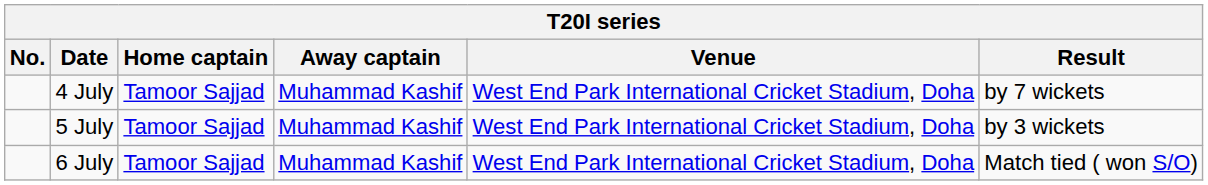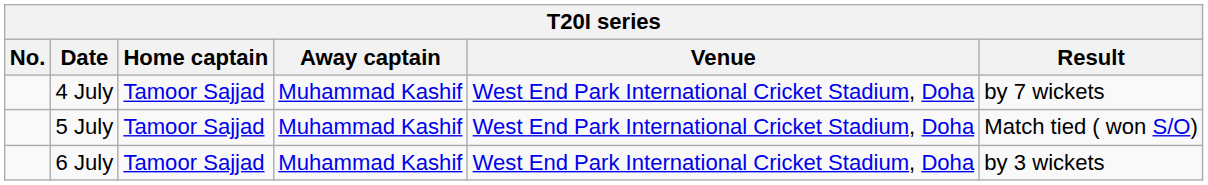(1044, 127) by 3 wickets -> (1091, 127) Match tied ( won S/O)
(1091, 162) Match tied ( won S/O) -> (1044, 162) by 3 wickets
